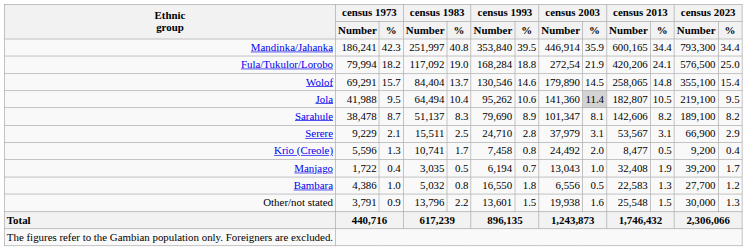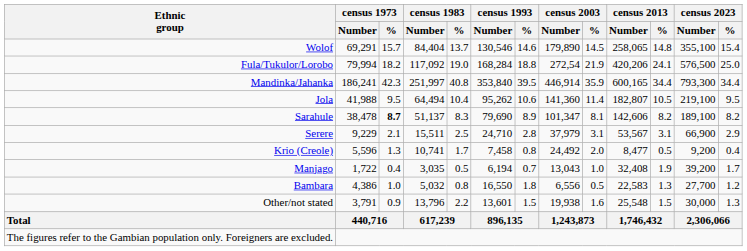rows swapped: (292, 47) <-> (320, 82)
(595, 99) lightgrey background -> (595, 99) no background
(394, 116) normal -> (394, 116) bold
